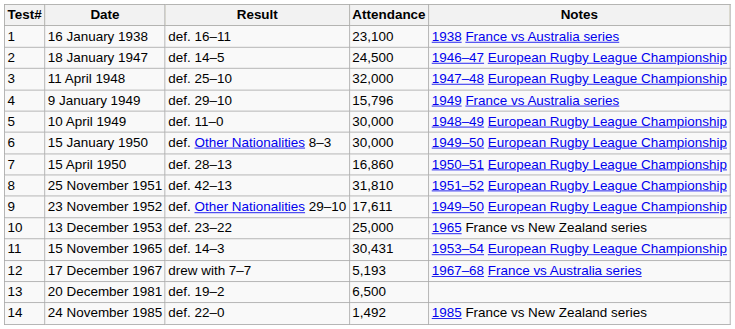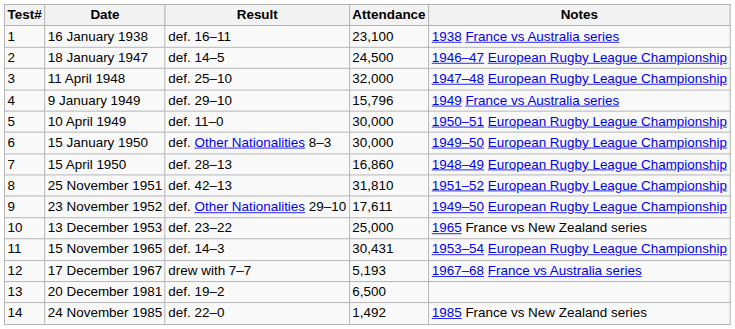(579, 121) 1948–49 European Rugby League Championship -> (579, 121) 1950–51 European Rugby League Championship
(579, 164) 1950–51 European Rugby League Championship -> (579, 164) 1948–49 European Rugby League Championship
